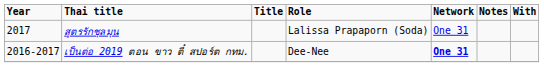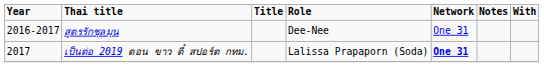(19, 31) 2017 -> (33, 31) 2016-2017
(358, 31) Lalissa Prapaporn (Soda) -> (308, 31) Dee-Nee
(33, 52) 2016-2017 -> (19, 52) 2017
(308, 52) Dee-Nee -> (358, 52) Lalissa Prapaporn (Soda)
